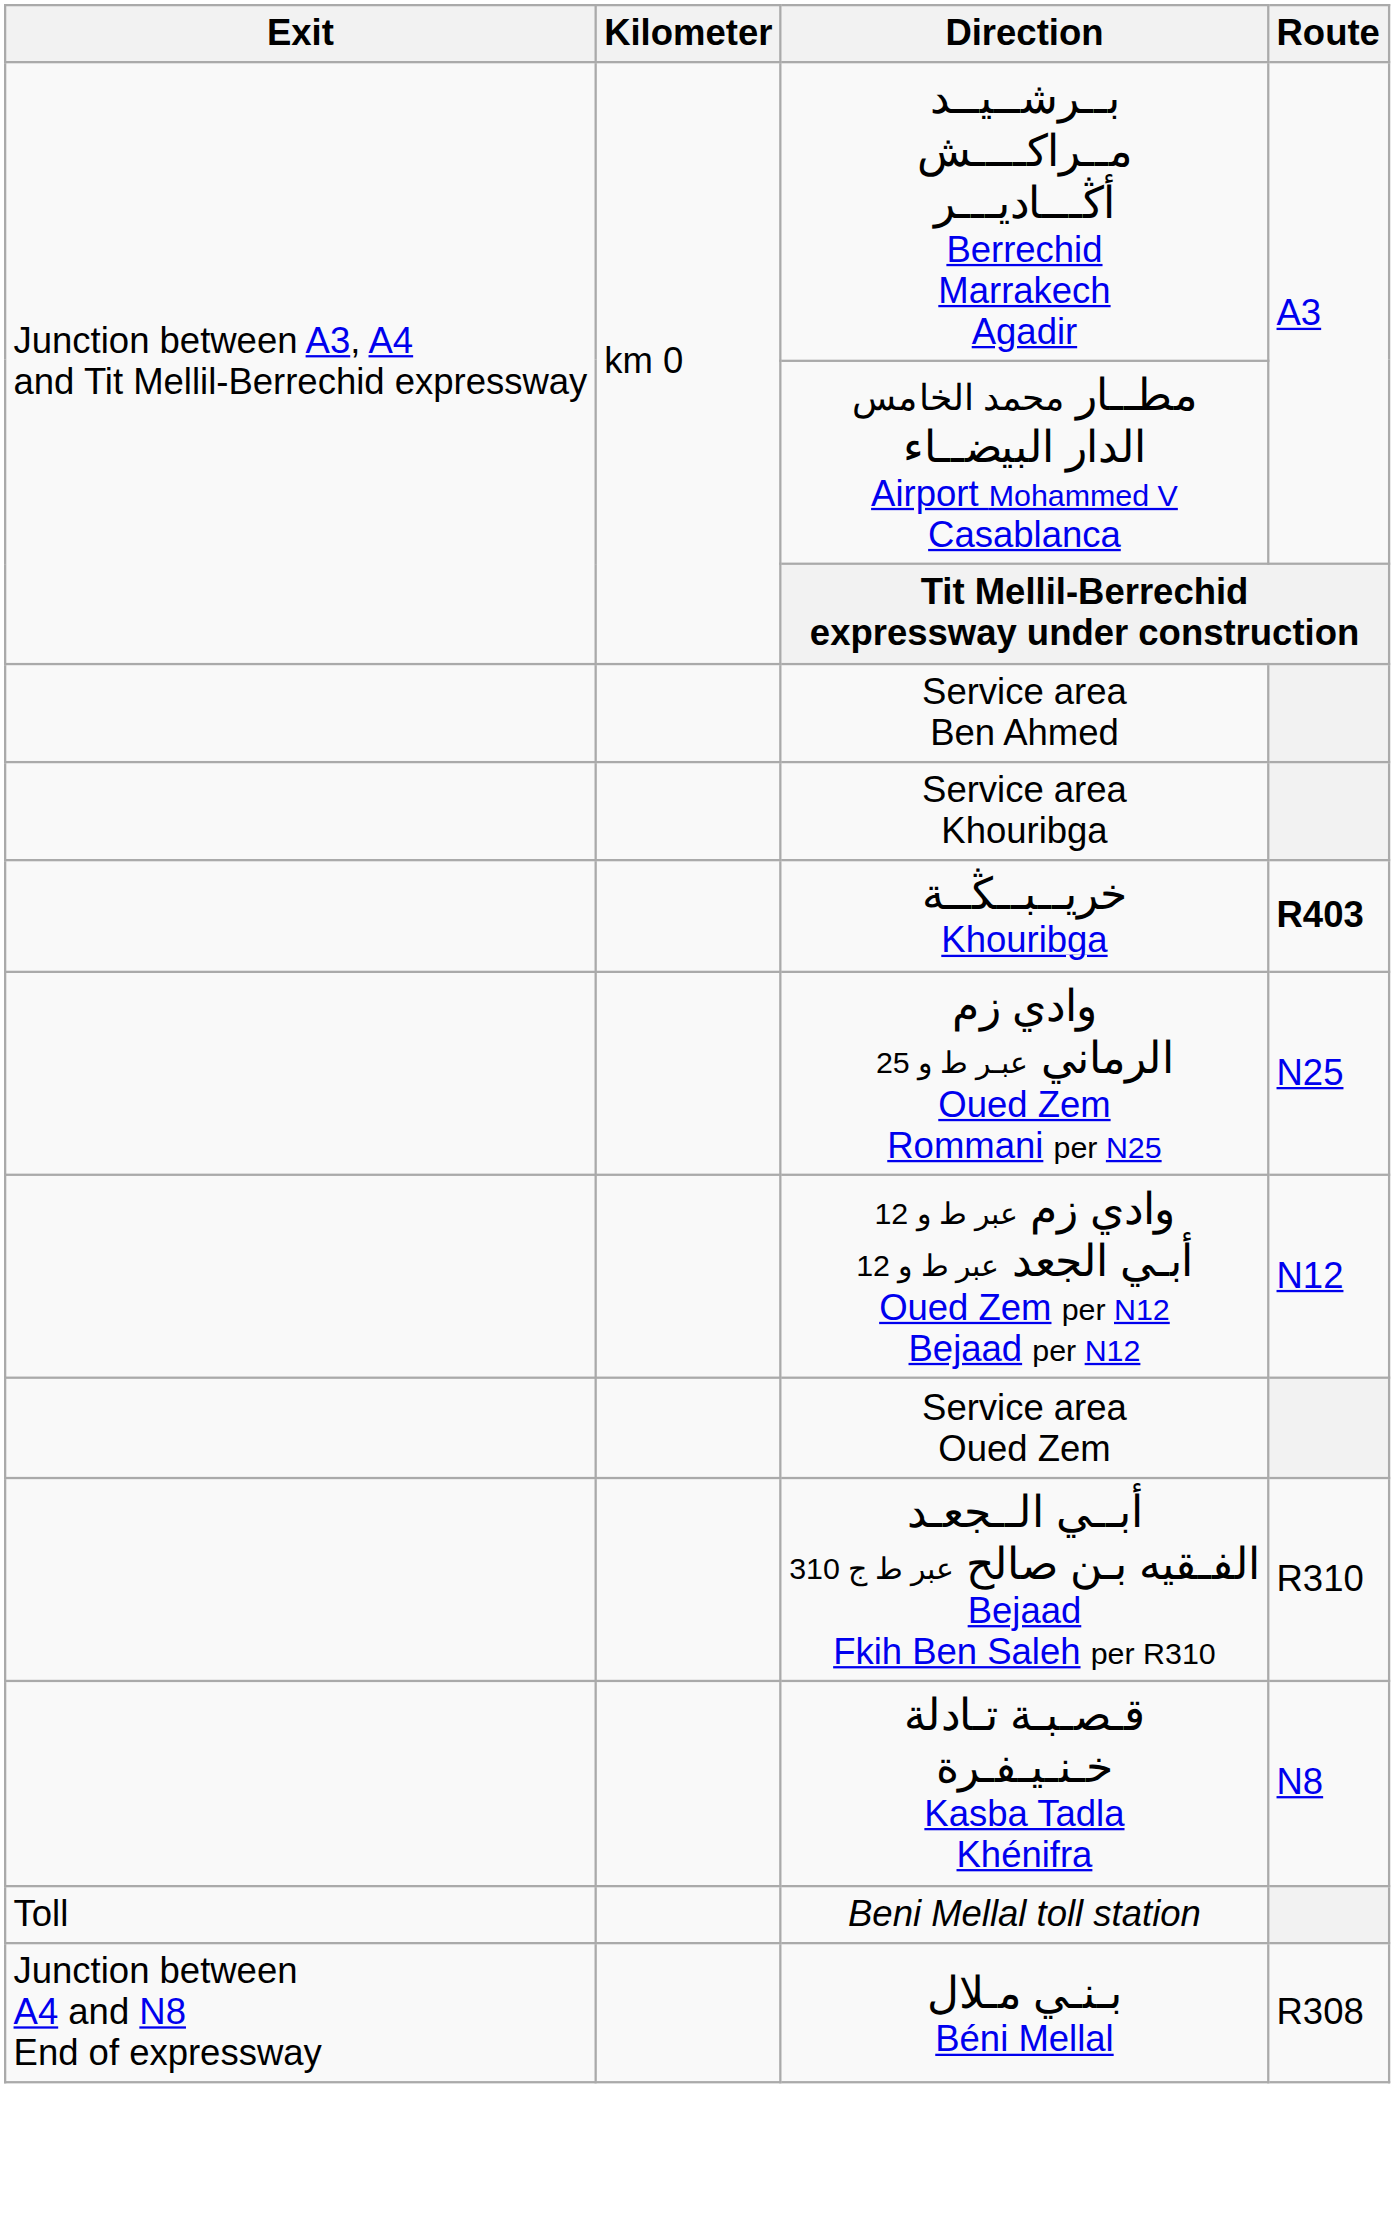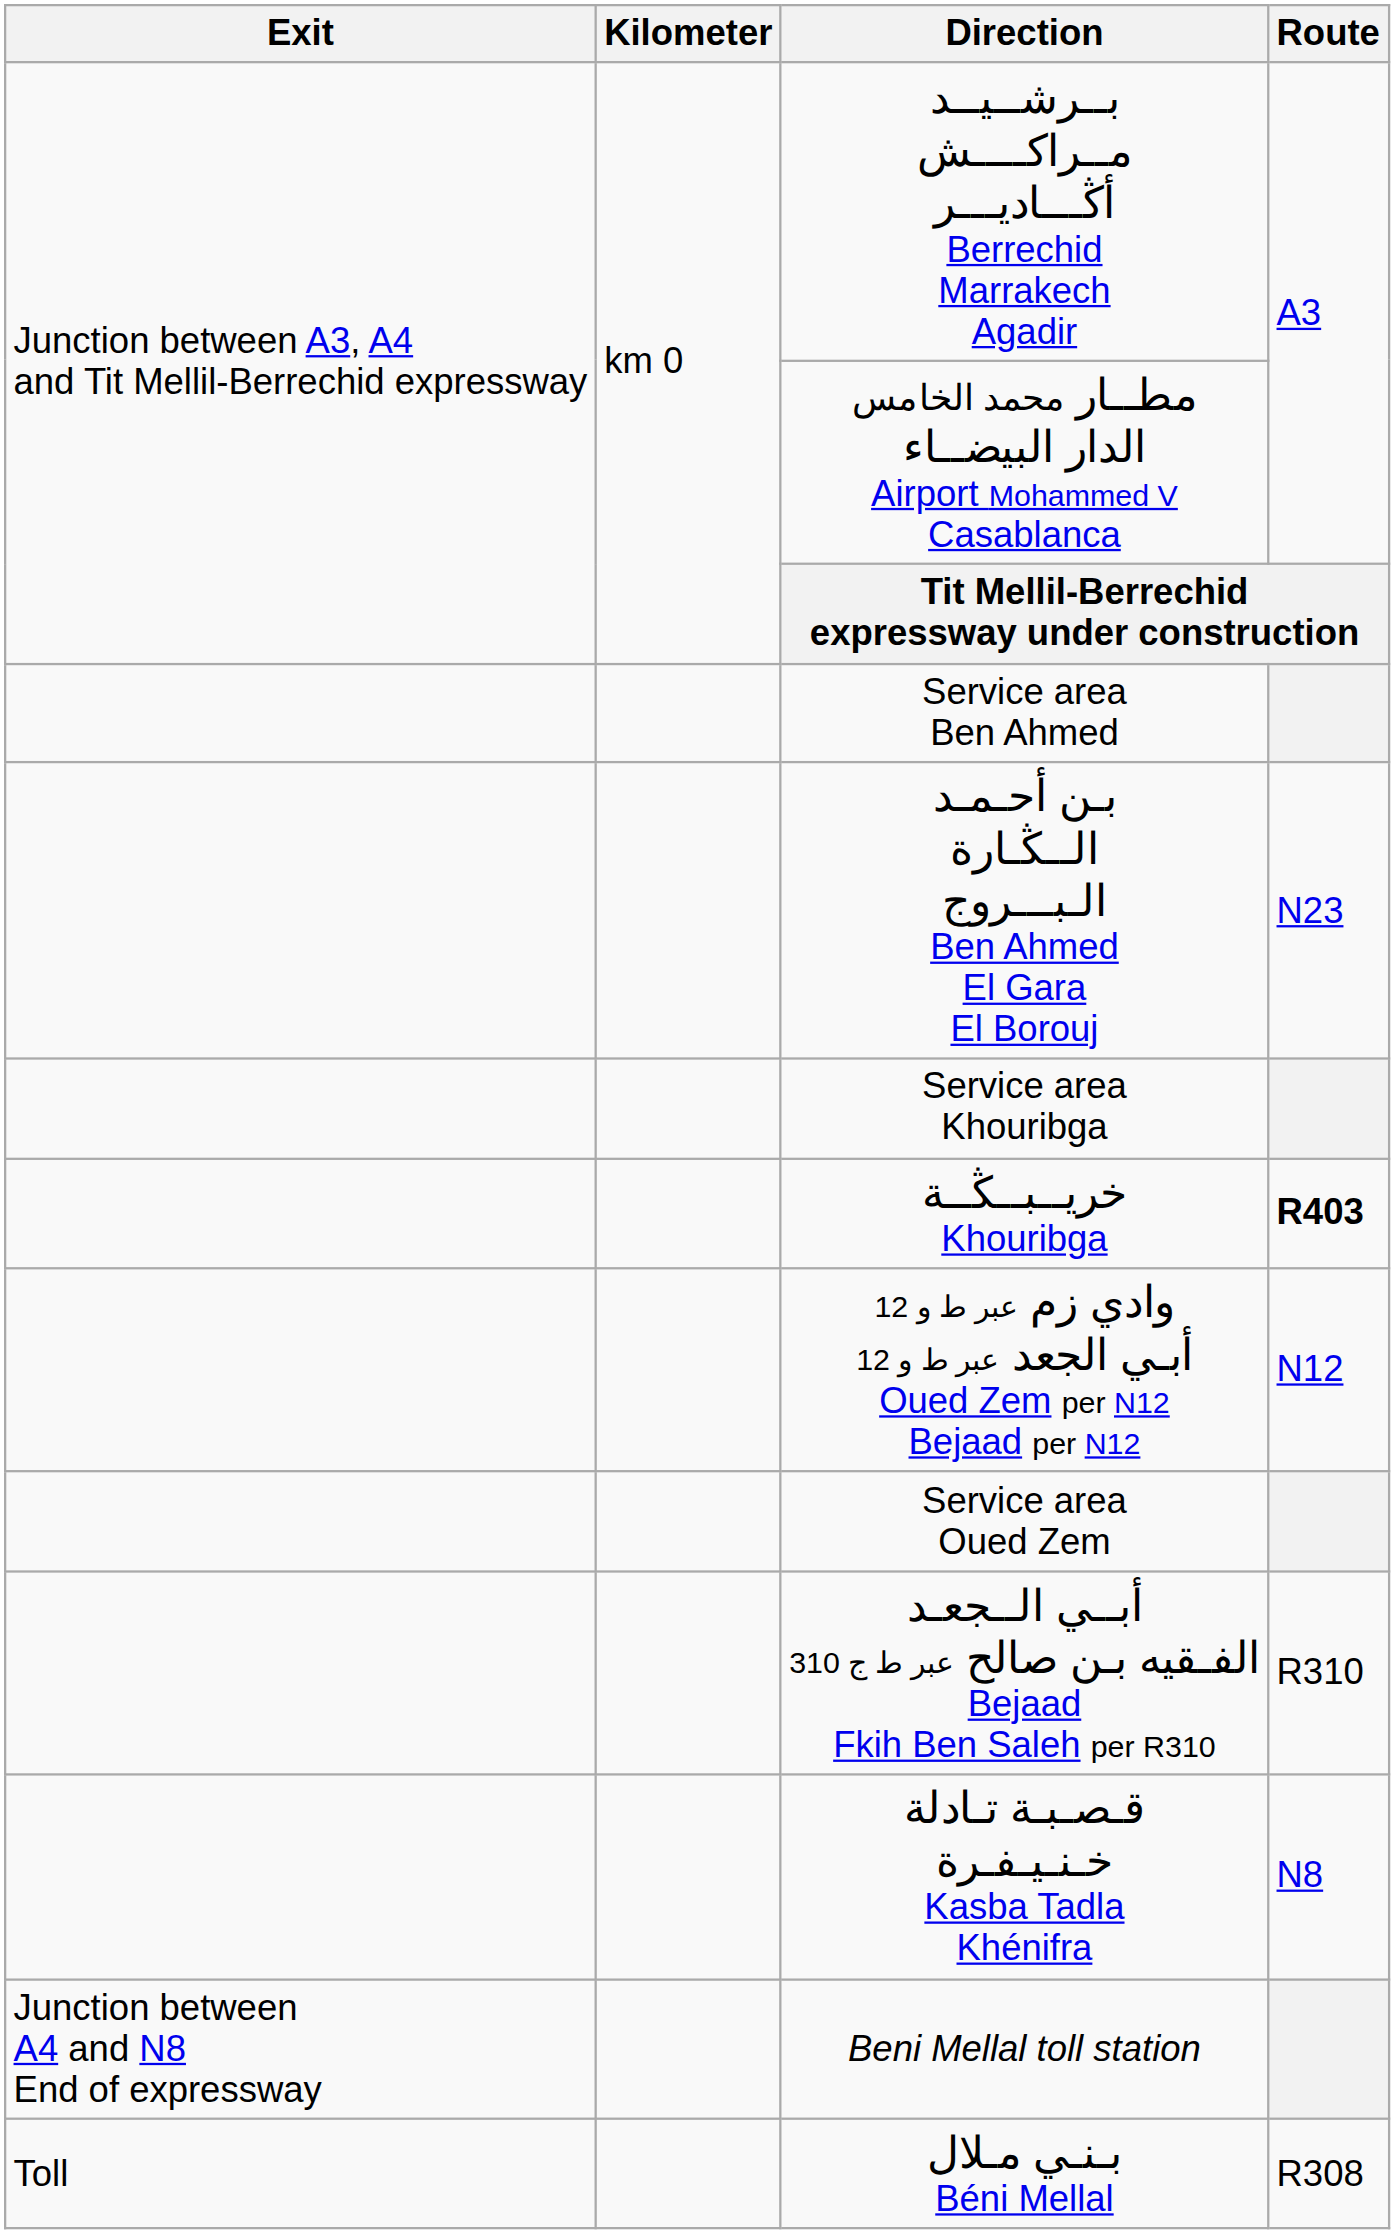+ row: (1024, 910)
- row: (1024, 1073)
(41, 1913) Toll -> (168, 2047) Junction between A4 and N8 End of expressway
(168, 2012) Junction between A4 and N8 End of expressway -> (41, 2172) Toll
